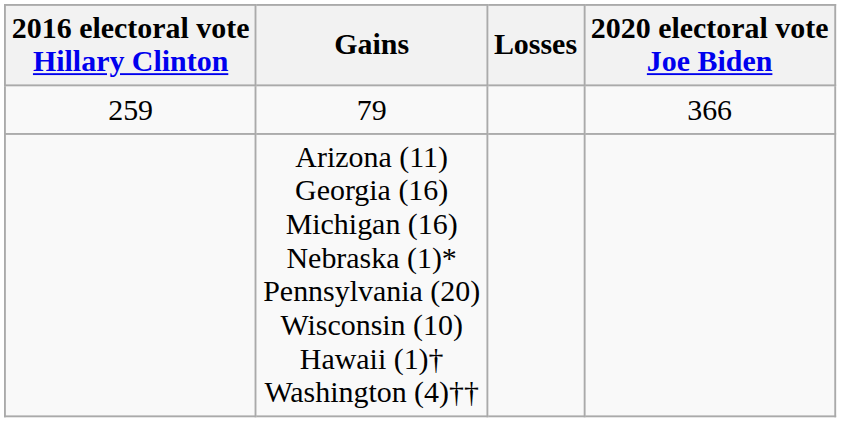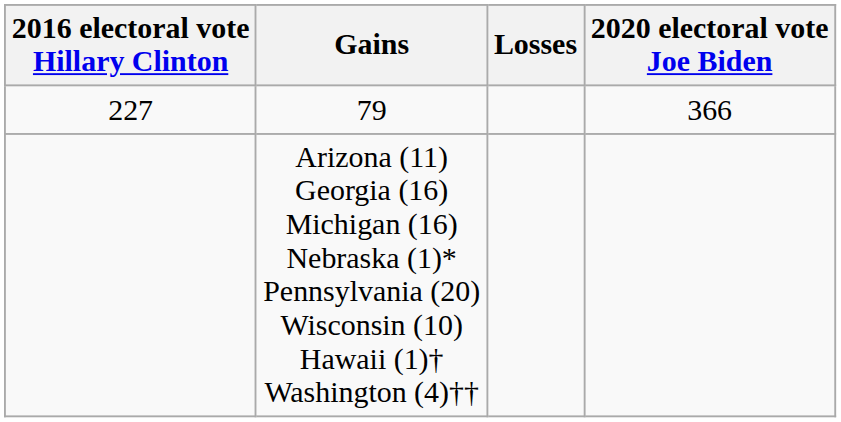(131, 109) 259 -> (131, 109) 227
